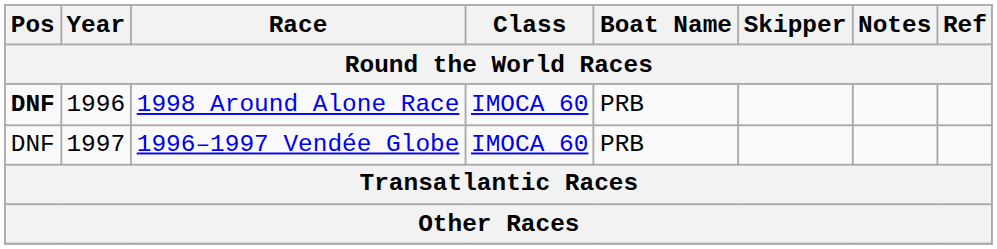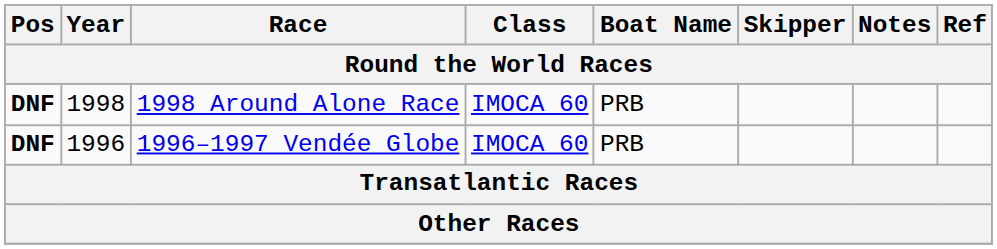(96, 105) 1996 -> (96, 105) 1998
(33, 144) normal -> (33, 144) bold
(96, 144) 1997 -> (96, 144) 1996
